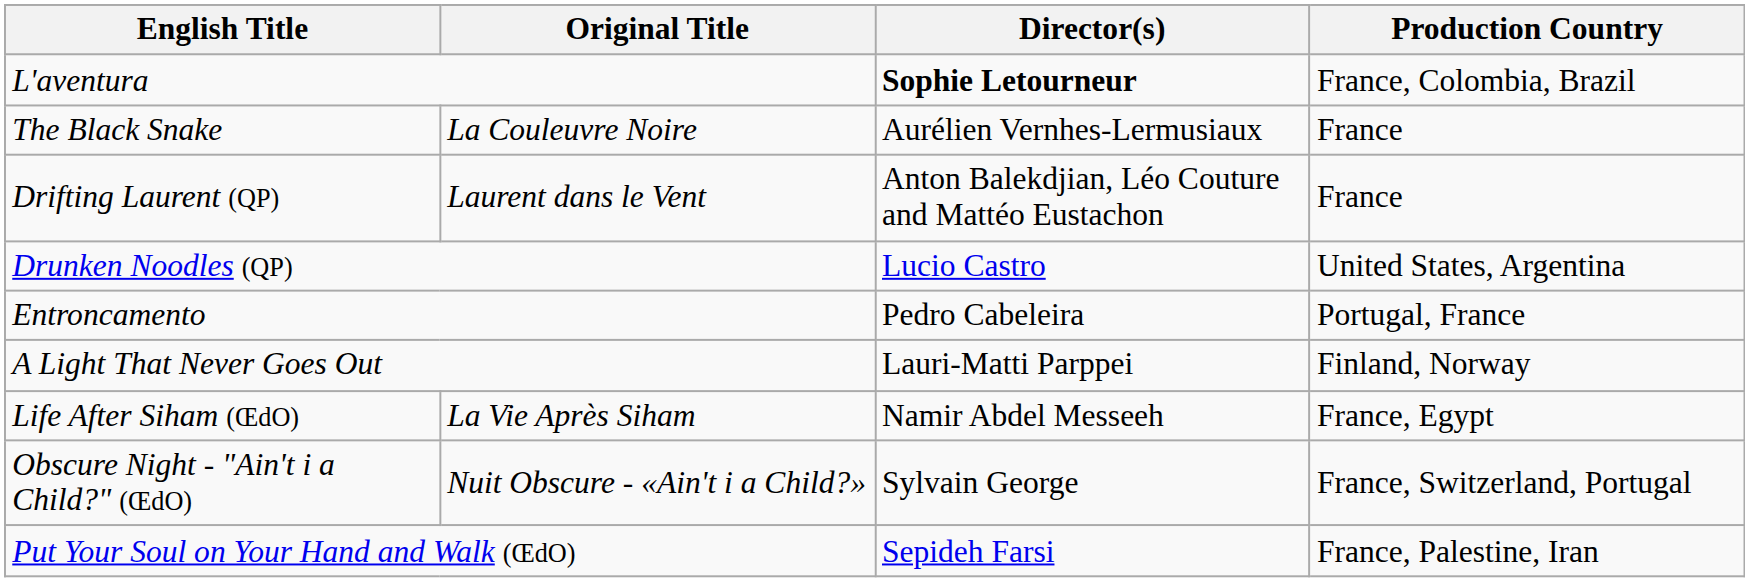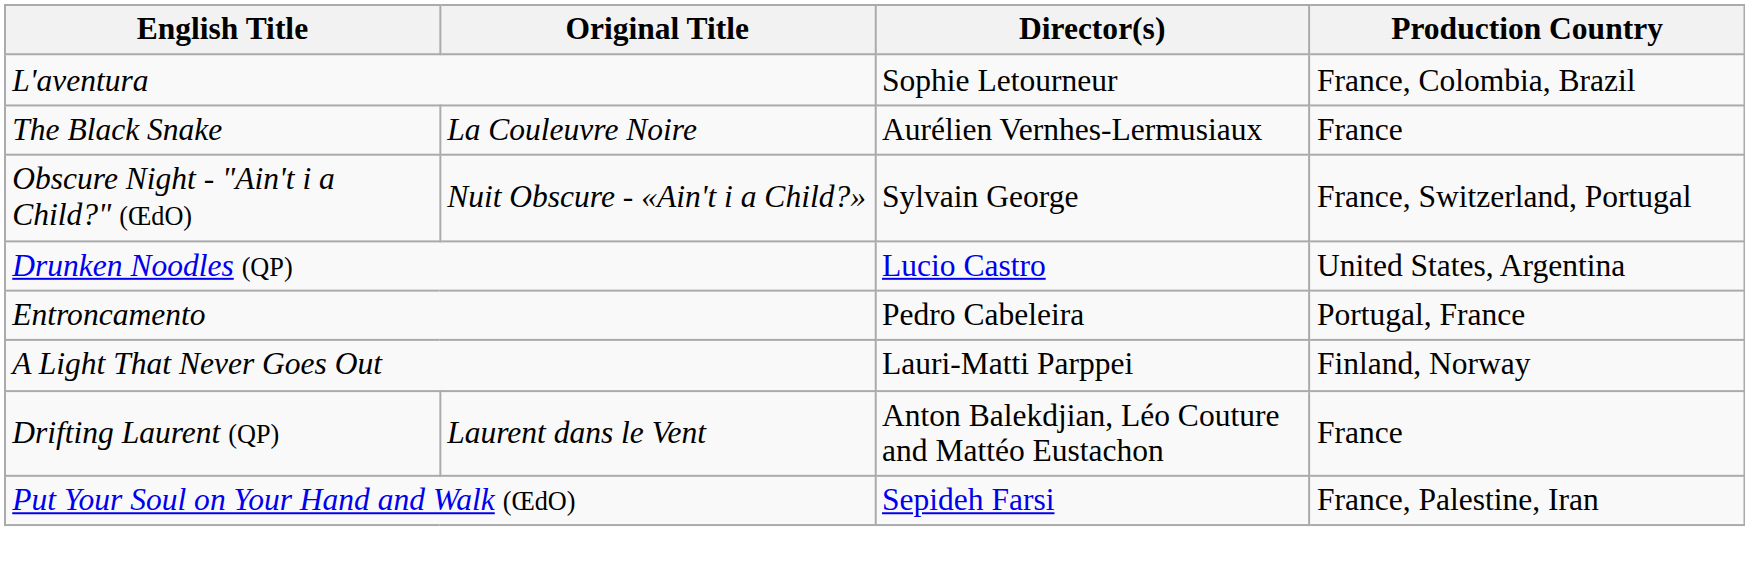(1009, 79) bold -> (1000, 79) normal
rows swapped: (146, 197) <-> (174, 482)
- row: (156, 414)
